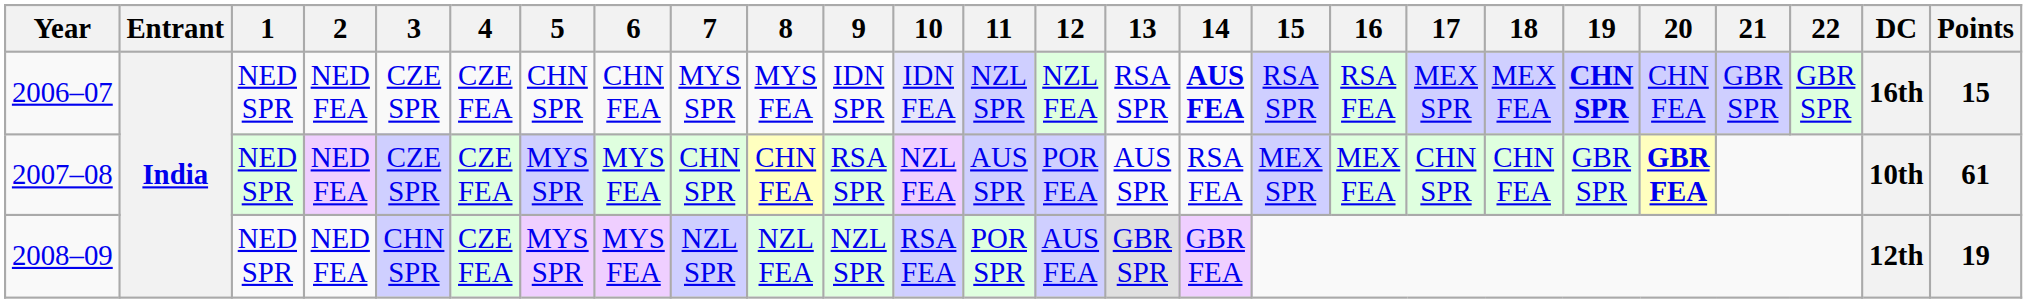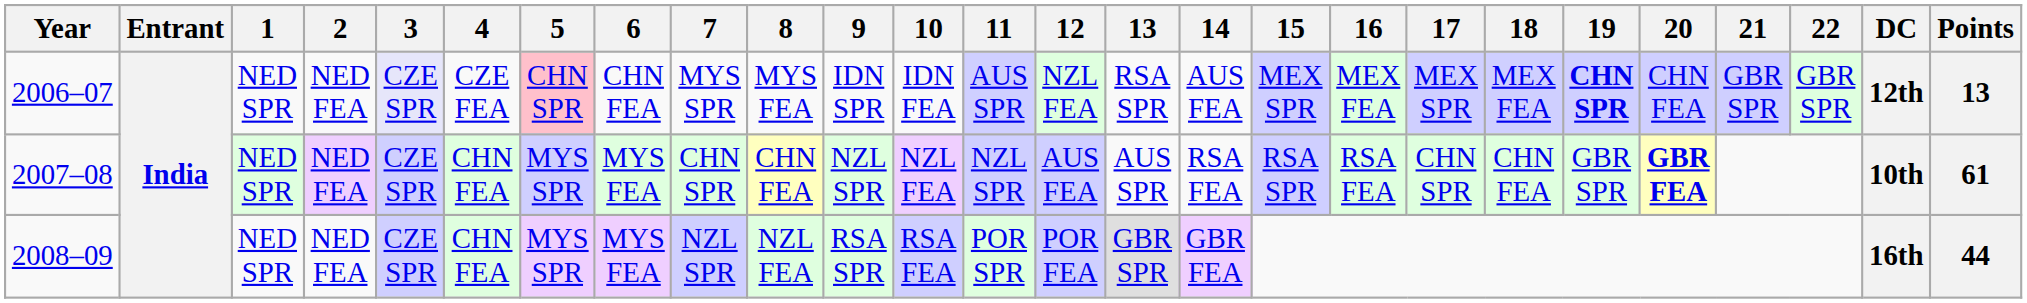(414, 92) no background -> (411, 92) lavender background
(557, 92) no background -> (557, 92) pink background
(928, 92) lavender background -> (928, 92) no background
(999, 92) NZL SPR -> (999, 92) AUS SPR
(1215, 92) bold -> (1215, 92) normal
(1291, 92) RSA SPR -> (1291, 92) MEX SPR
(1368, 92) RSA FEA -> (1368, 92) MEX FEA
(1896, 92) 16th -> (1896, 92) 12th
(1976, 92) 15 -> (1976, 92) 13
(485, 173) CZE FEA -> (482, 173) CHN FEA
(859, 173) RSA SPR -> (859, 173) NZL SPR
(999, 173) AUS SPR -> (999, 173) NZL SPR
(1070, 173) POR FEA -> (1070, 173) AUS FEA
(1291, 173) MEX SPR -> (1291, 173) RSA SPR
(1368, 173) MEX FEA -> (1368, 173) RSA FEA
(414, 255) CHN SPR -> (411, 255) CZE SPR
(485, 255) CZE FEA -> (482, 255) CHN FEA
(859, 255) NZL SPR -> (859, 255) RSA SPR
(1070, 255) AUS FEA -> (1070, 255) POR FEA
(1896, 255) 12th -> (1896, 255) 16th
(1976, 255) 19 -> (1976, 255) 44
